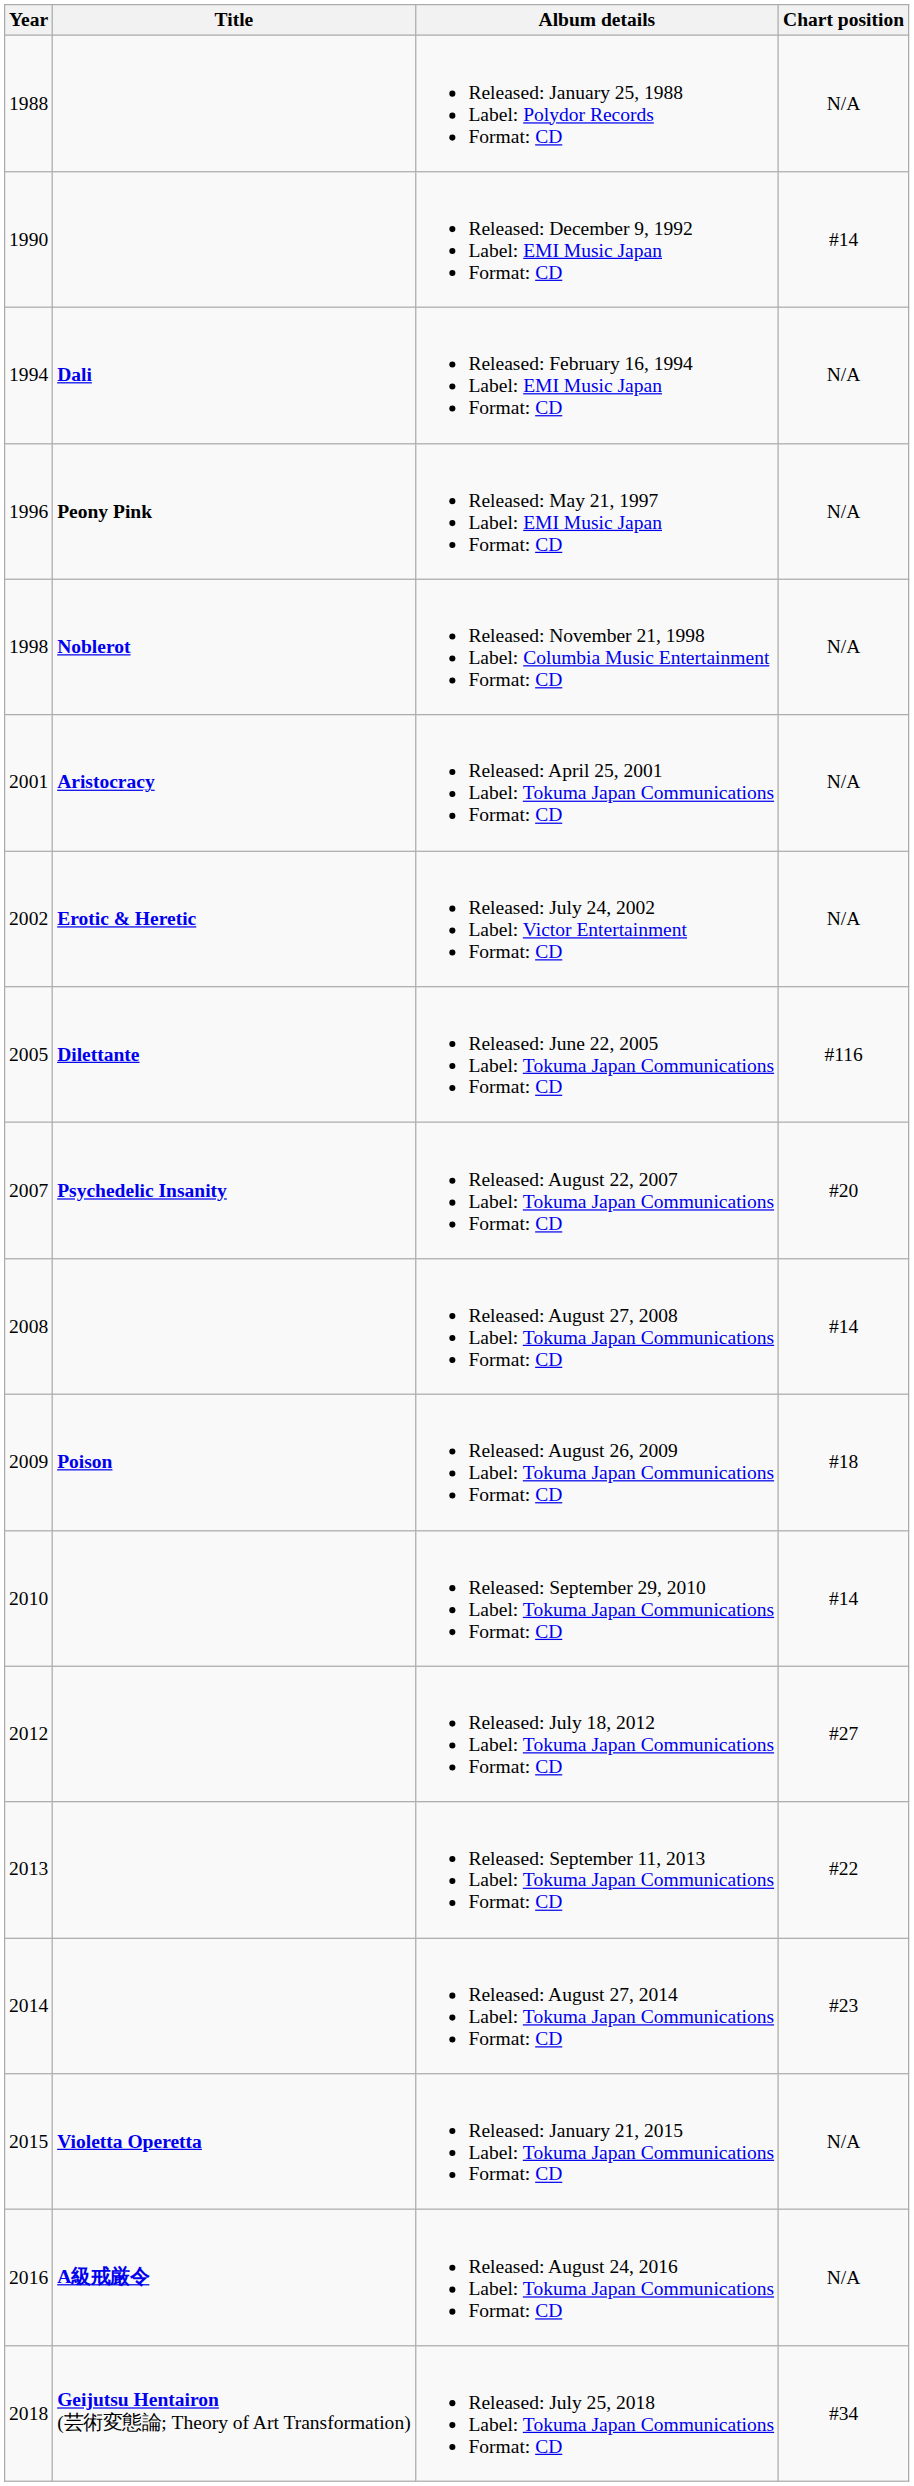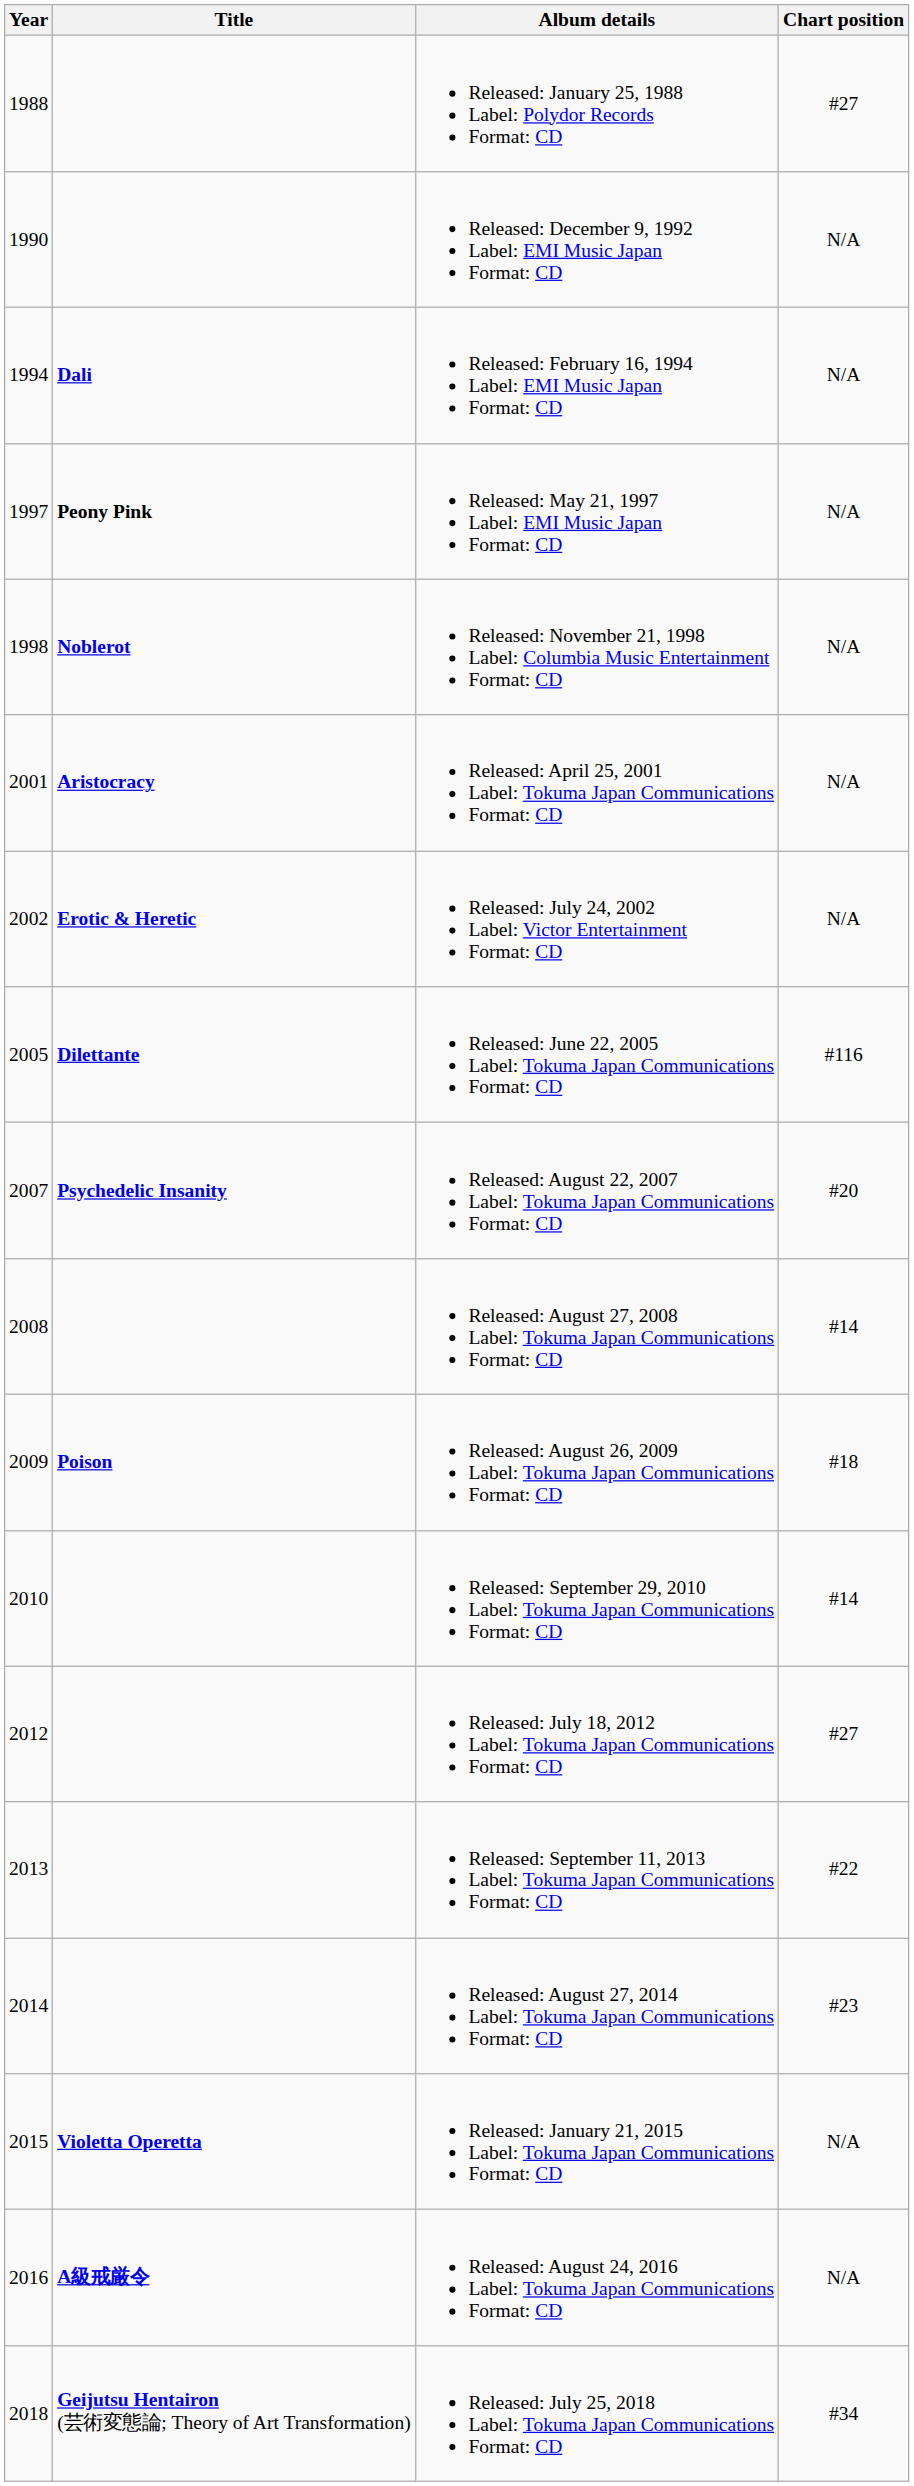(844, 103) N/A -> (844, 103) #27
(844, 239) #14 -> (844, 239) N/A
(29, 511) 1996 -> (29, 511) 1997
